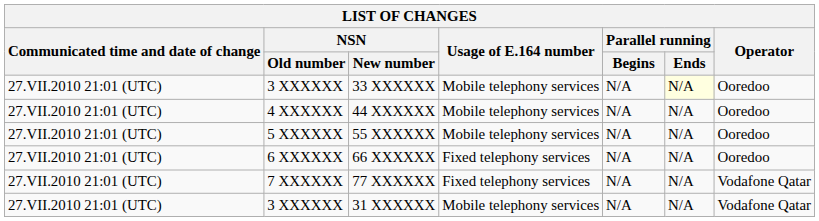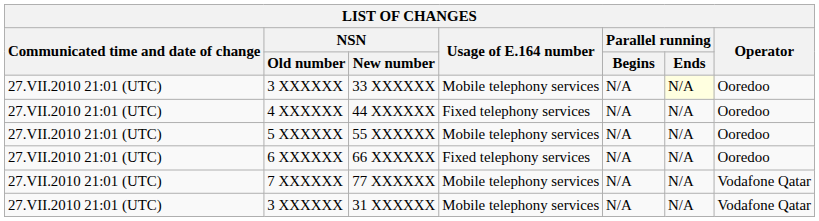(521, 110) Mobile telephony services -> (516, 110) Fixed telephony services
(516, 181) Fixed telephony services -> (521, 181) Mobile telephony services
